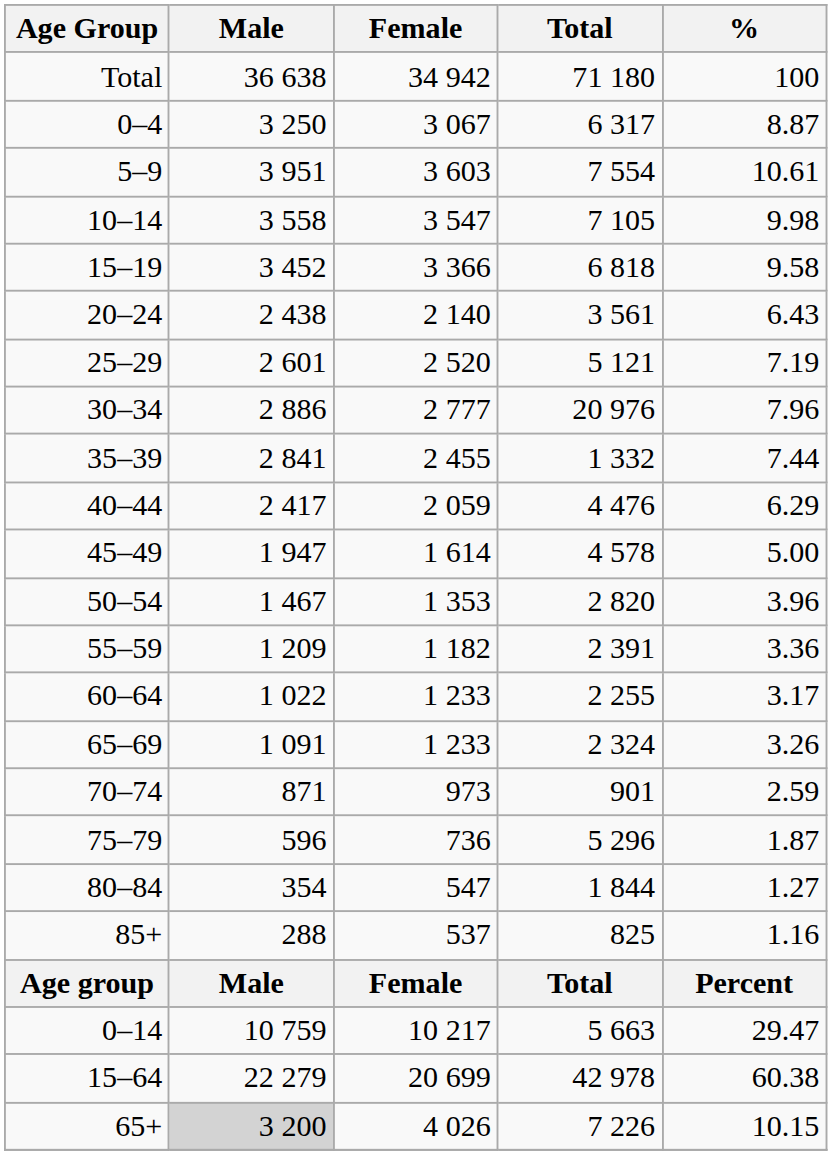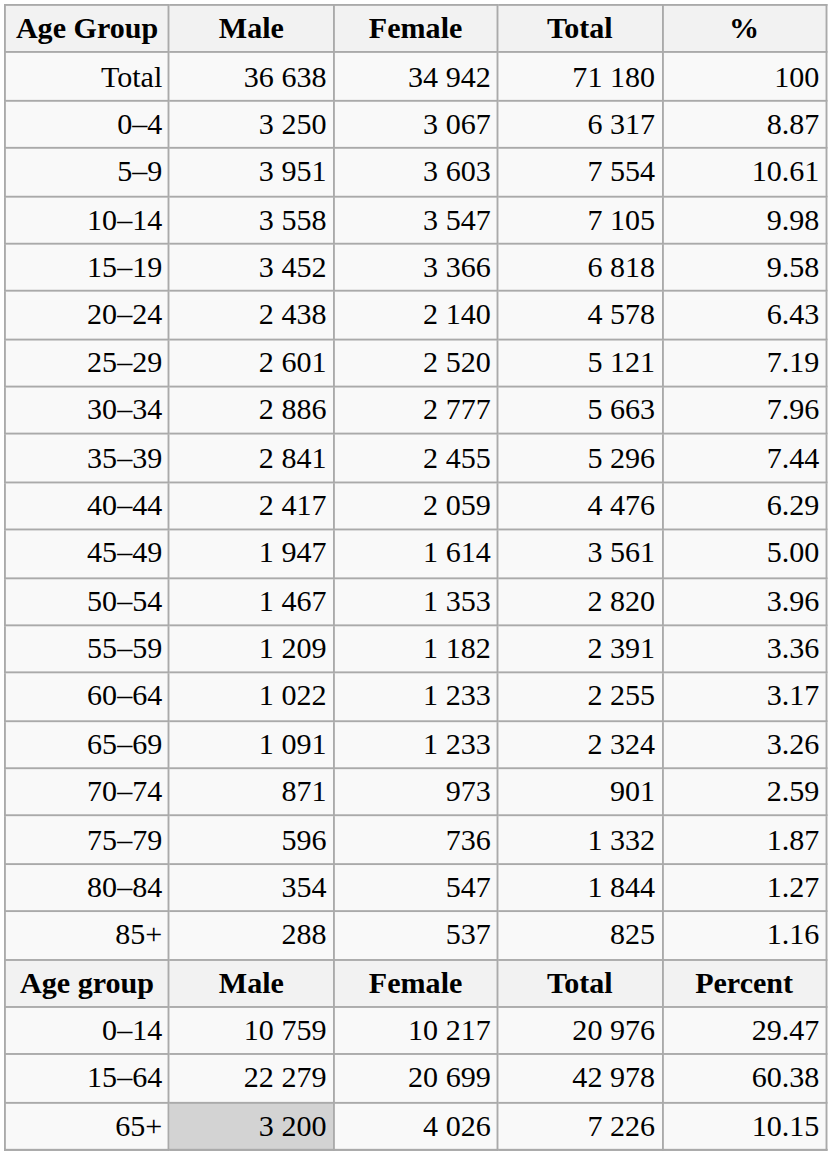(621, 314) 3 561 -> (621, 314) 4 578
(614, 409) 20 976 -> (621, 409) 5 663
(621, 457) 1 332 -> (621, 457) 5 296
(621, 553) 4 578 -> (621, 553) 3 561
(621, 839) 5 296 -> (621, 839) 1 332
(621, 1030) 5 663 -> (614, 1030) 20 976
